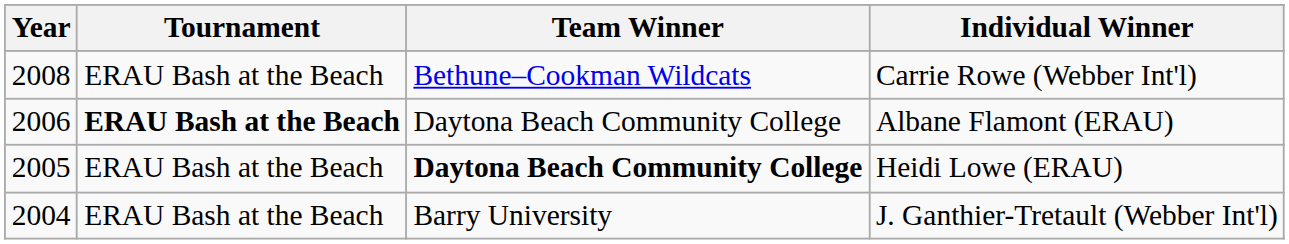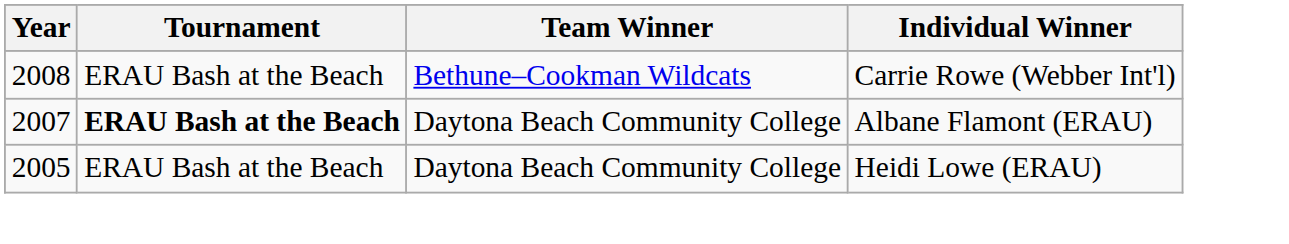(41, 121) 2006 -> (41, 121) 2007
(638, 167) bold -> (627, 167) normal
- row: (1077, 214)
